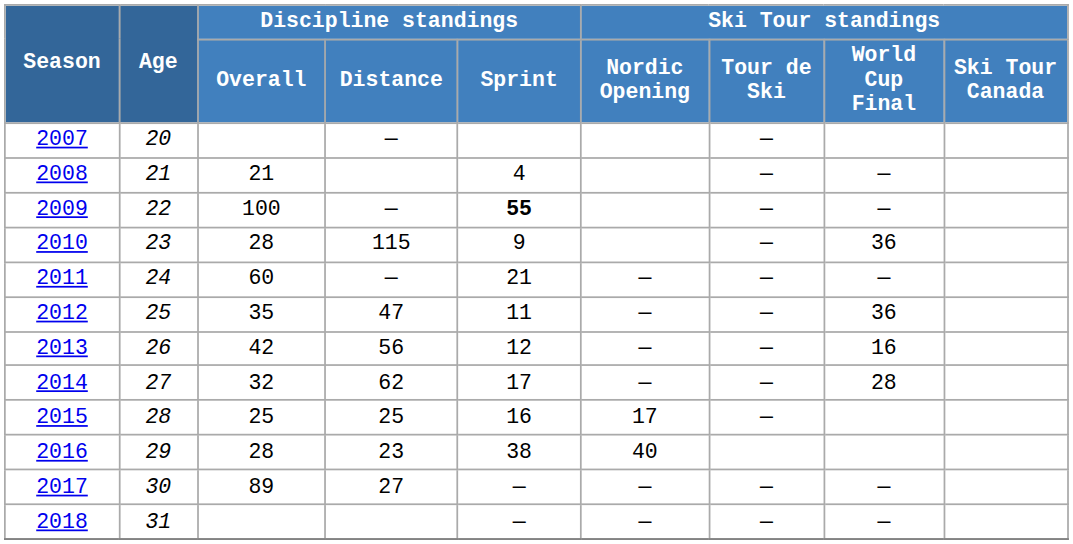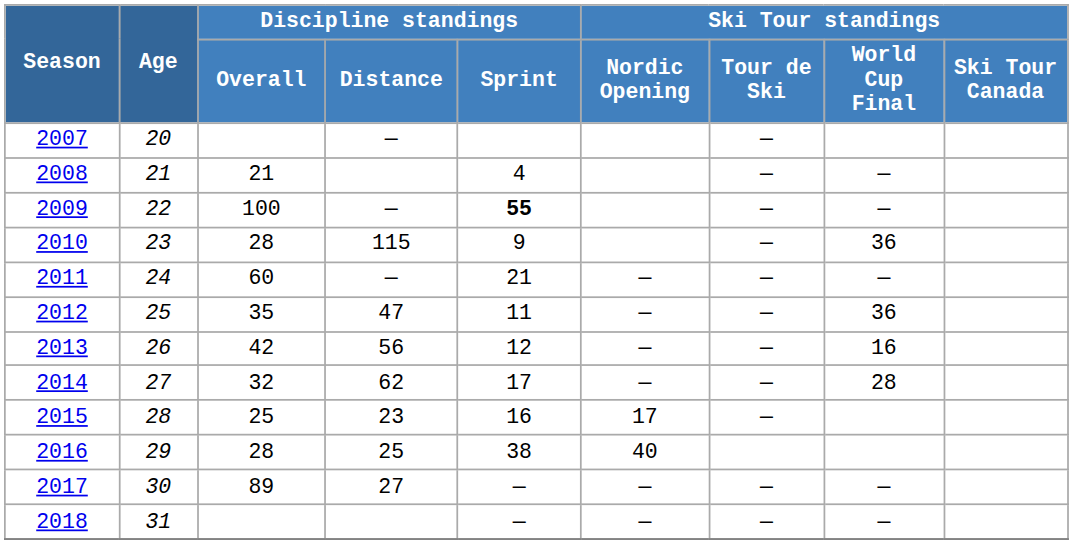(391, 418) 25 -> (391, 418) 23
(391, 453) 23 -> (391, 453) 25
